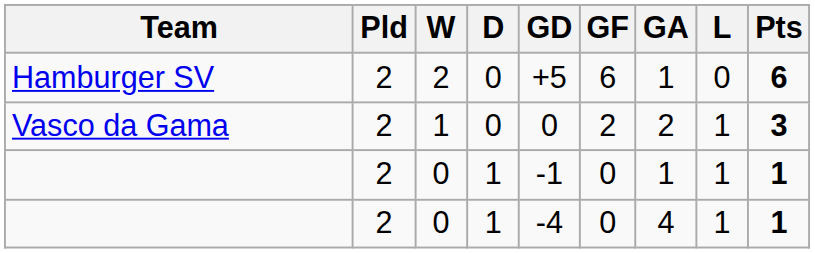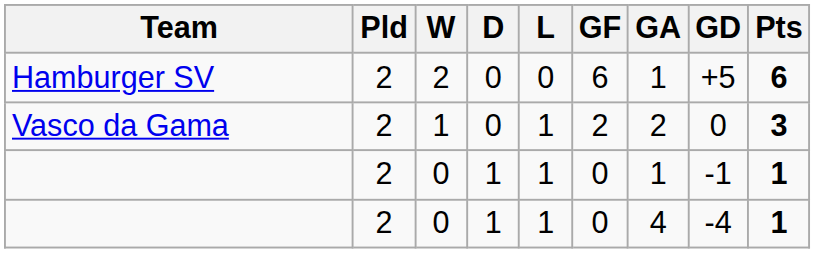columns swapped: (722, 28) <-> (549, 28)
